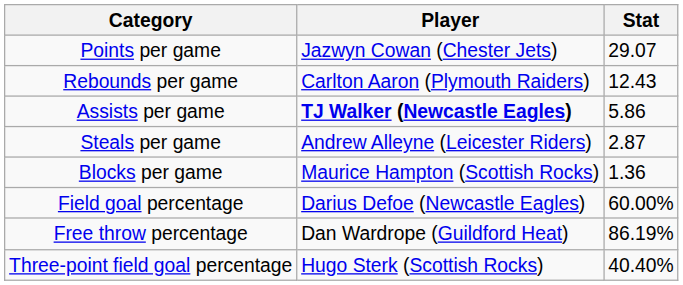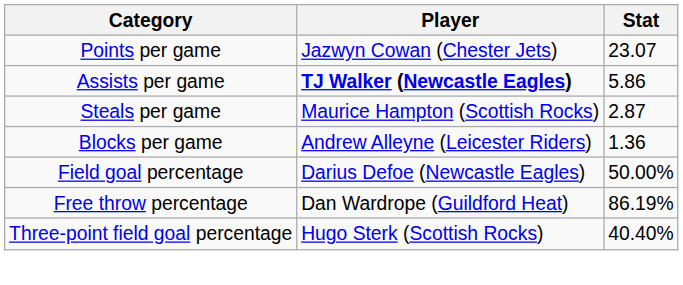(632, 51) 29.07 -> (632, 51) 23.07
- row: (151, 81)
(446, 142) Andrew Alleyne (Leicester Riders) -> (450, 112) Maurice Hampton (Scottish Rocks)
(450, 173) Maurice Hampton (Scottish Rocks) -> (446, 142) Andrew Alleyne (Leicester Riders)
(641, 203) 60.00% -> (641, 173) 50.00%
